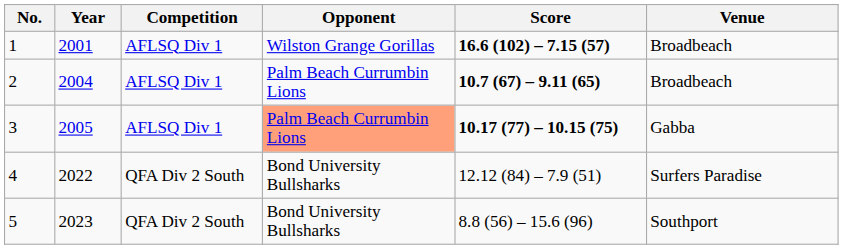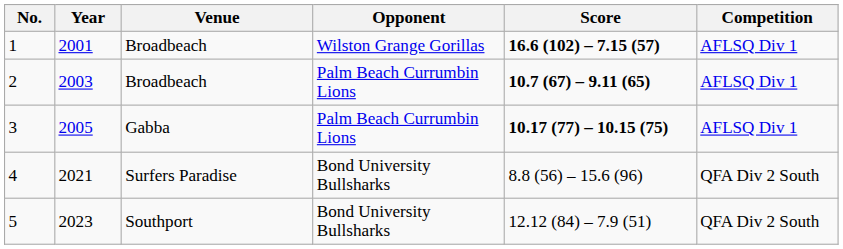columns swapped: (192, 18) <-> (742, 18)
(76, 82) 2004 -> (76, 82) 2003
(348, 128) lightsalmon background -> (398, 128) no background
(76, 174) 2022 -> (76, 174) 2021
(530, 174) 12.12 (84) – 7.9 (51) -> (576, 174) 8.8 (56) – 15.6 (96)
(526, 221) 8.8 (56) – 15.6 (96) -> (580, 221) 12.12 (84) – 7.9 (51)
